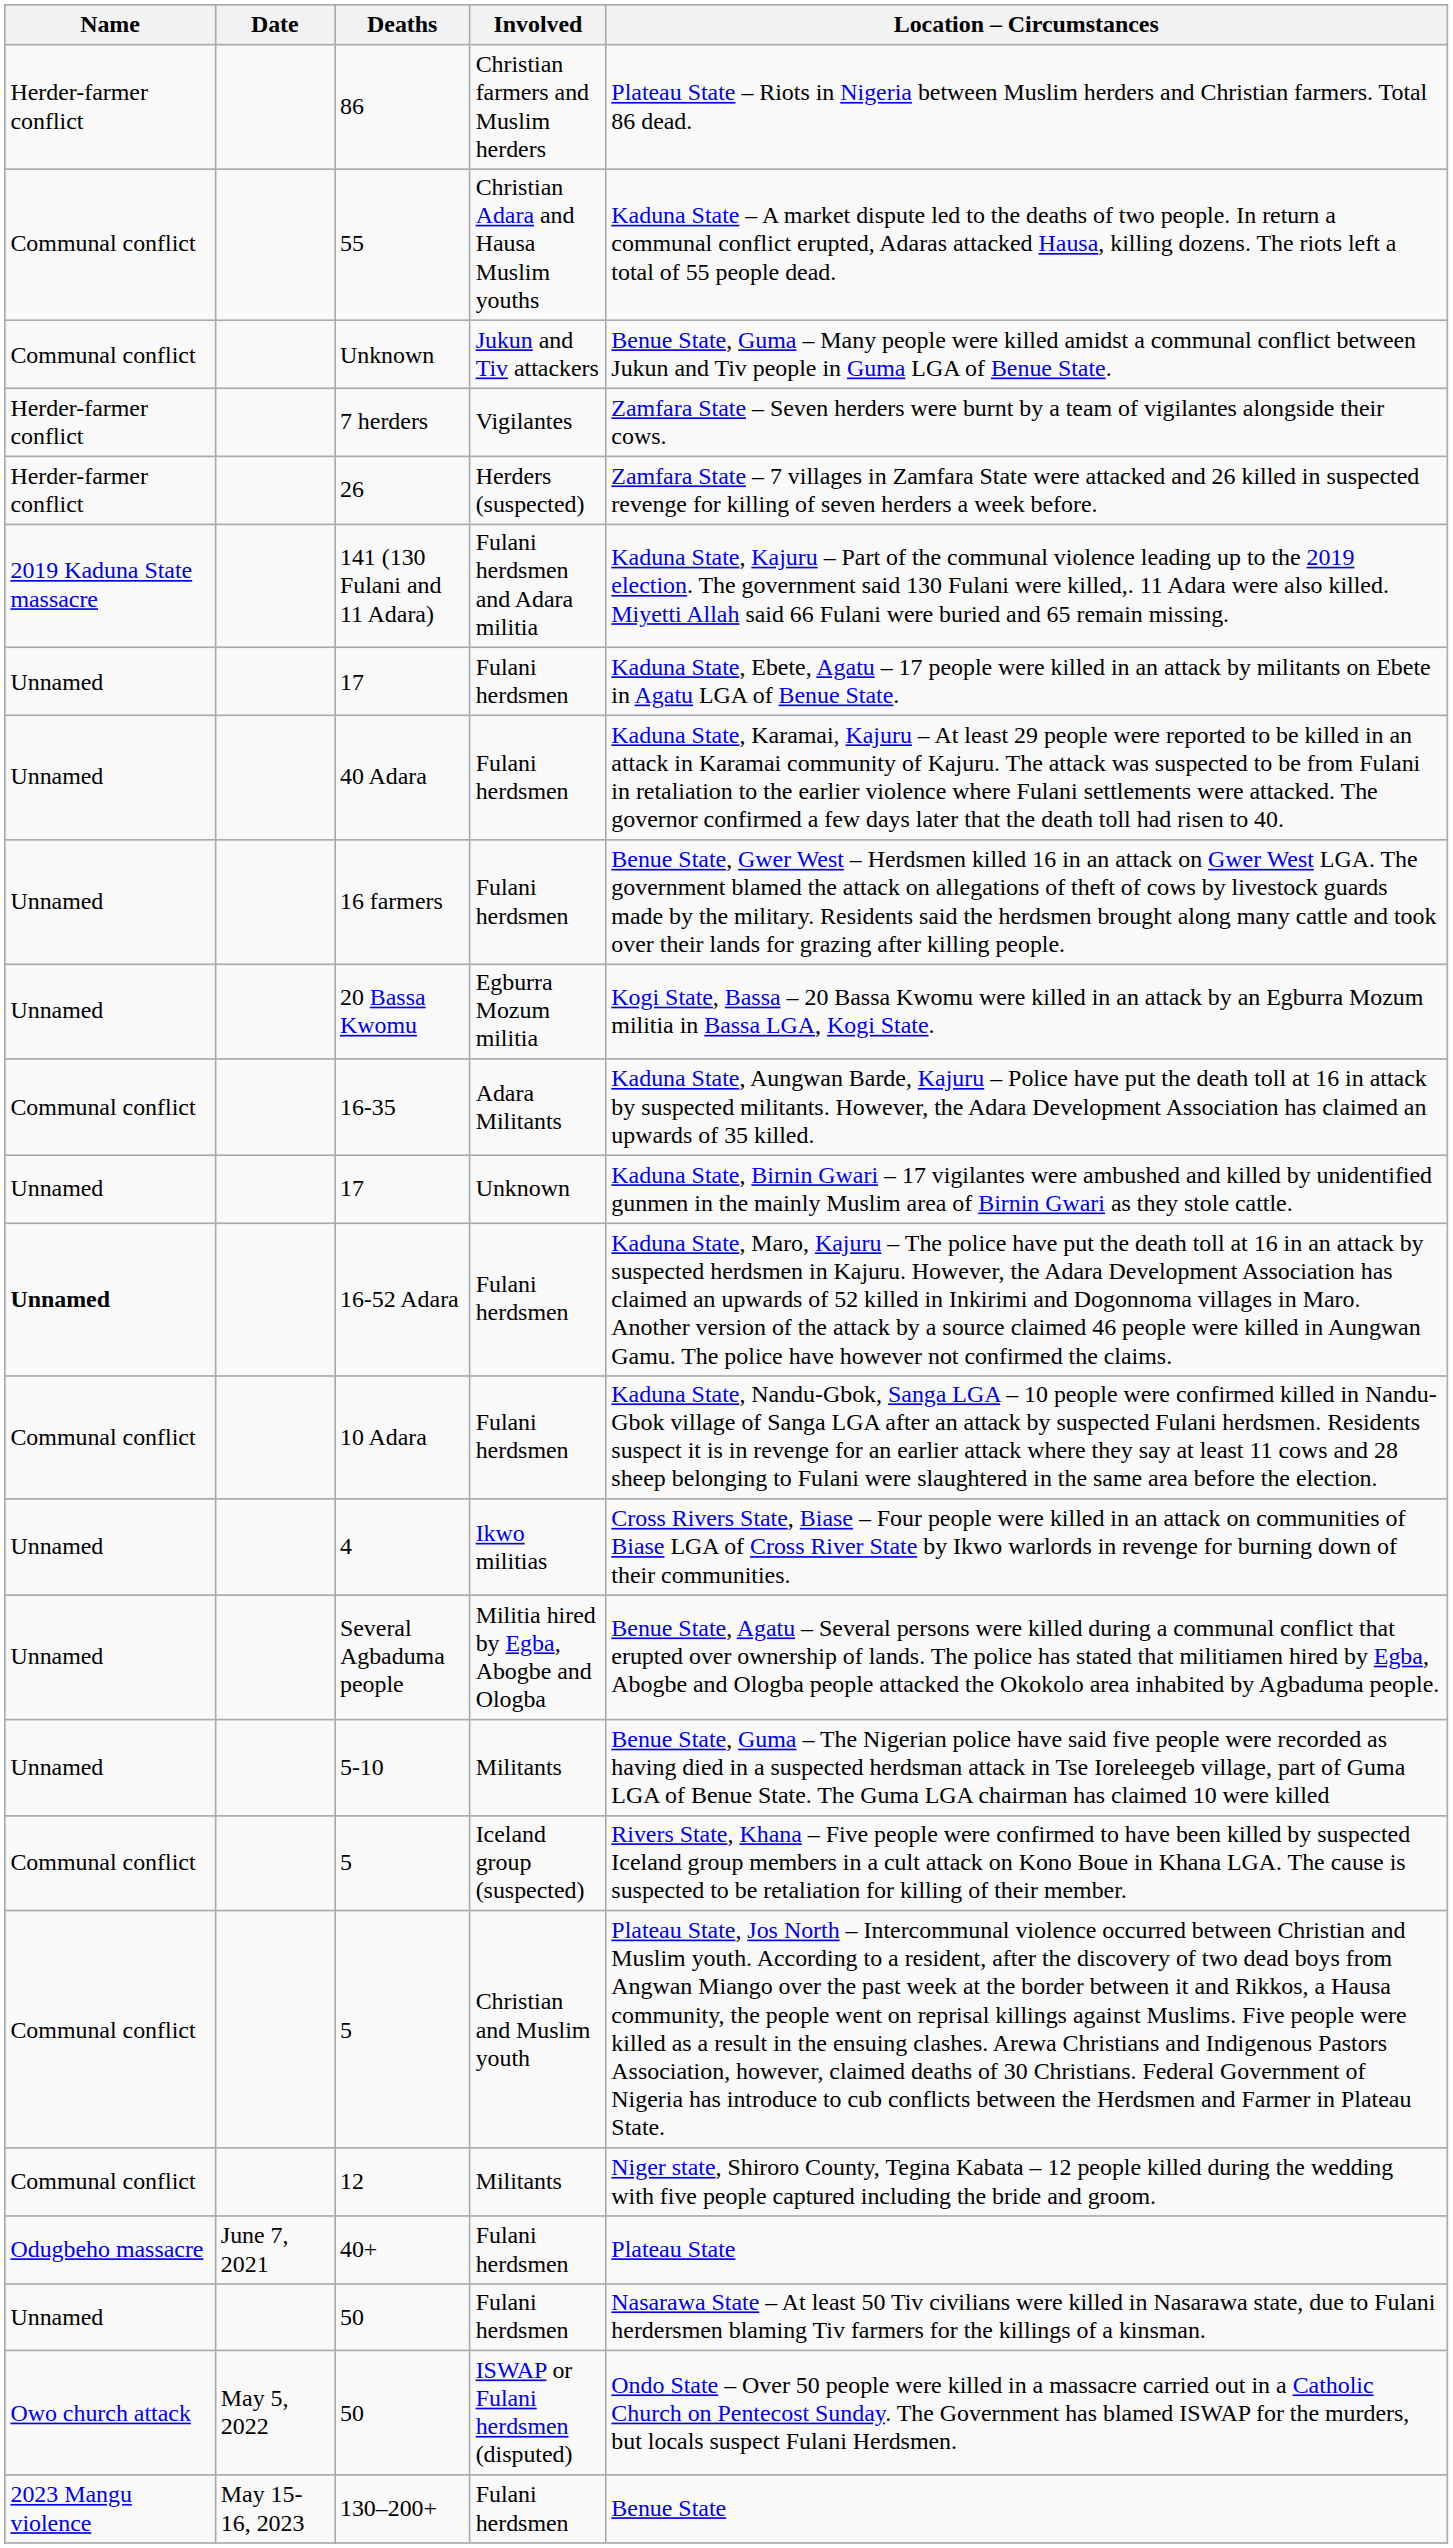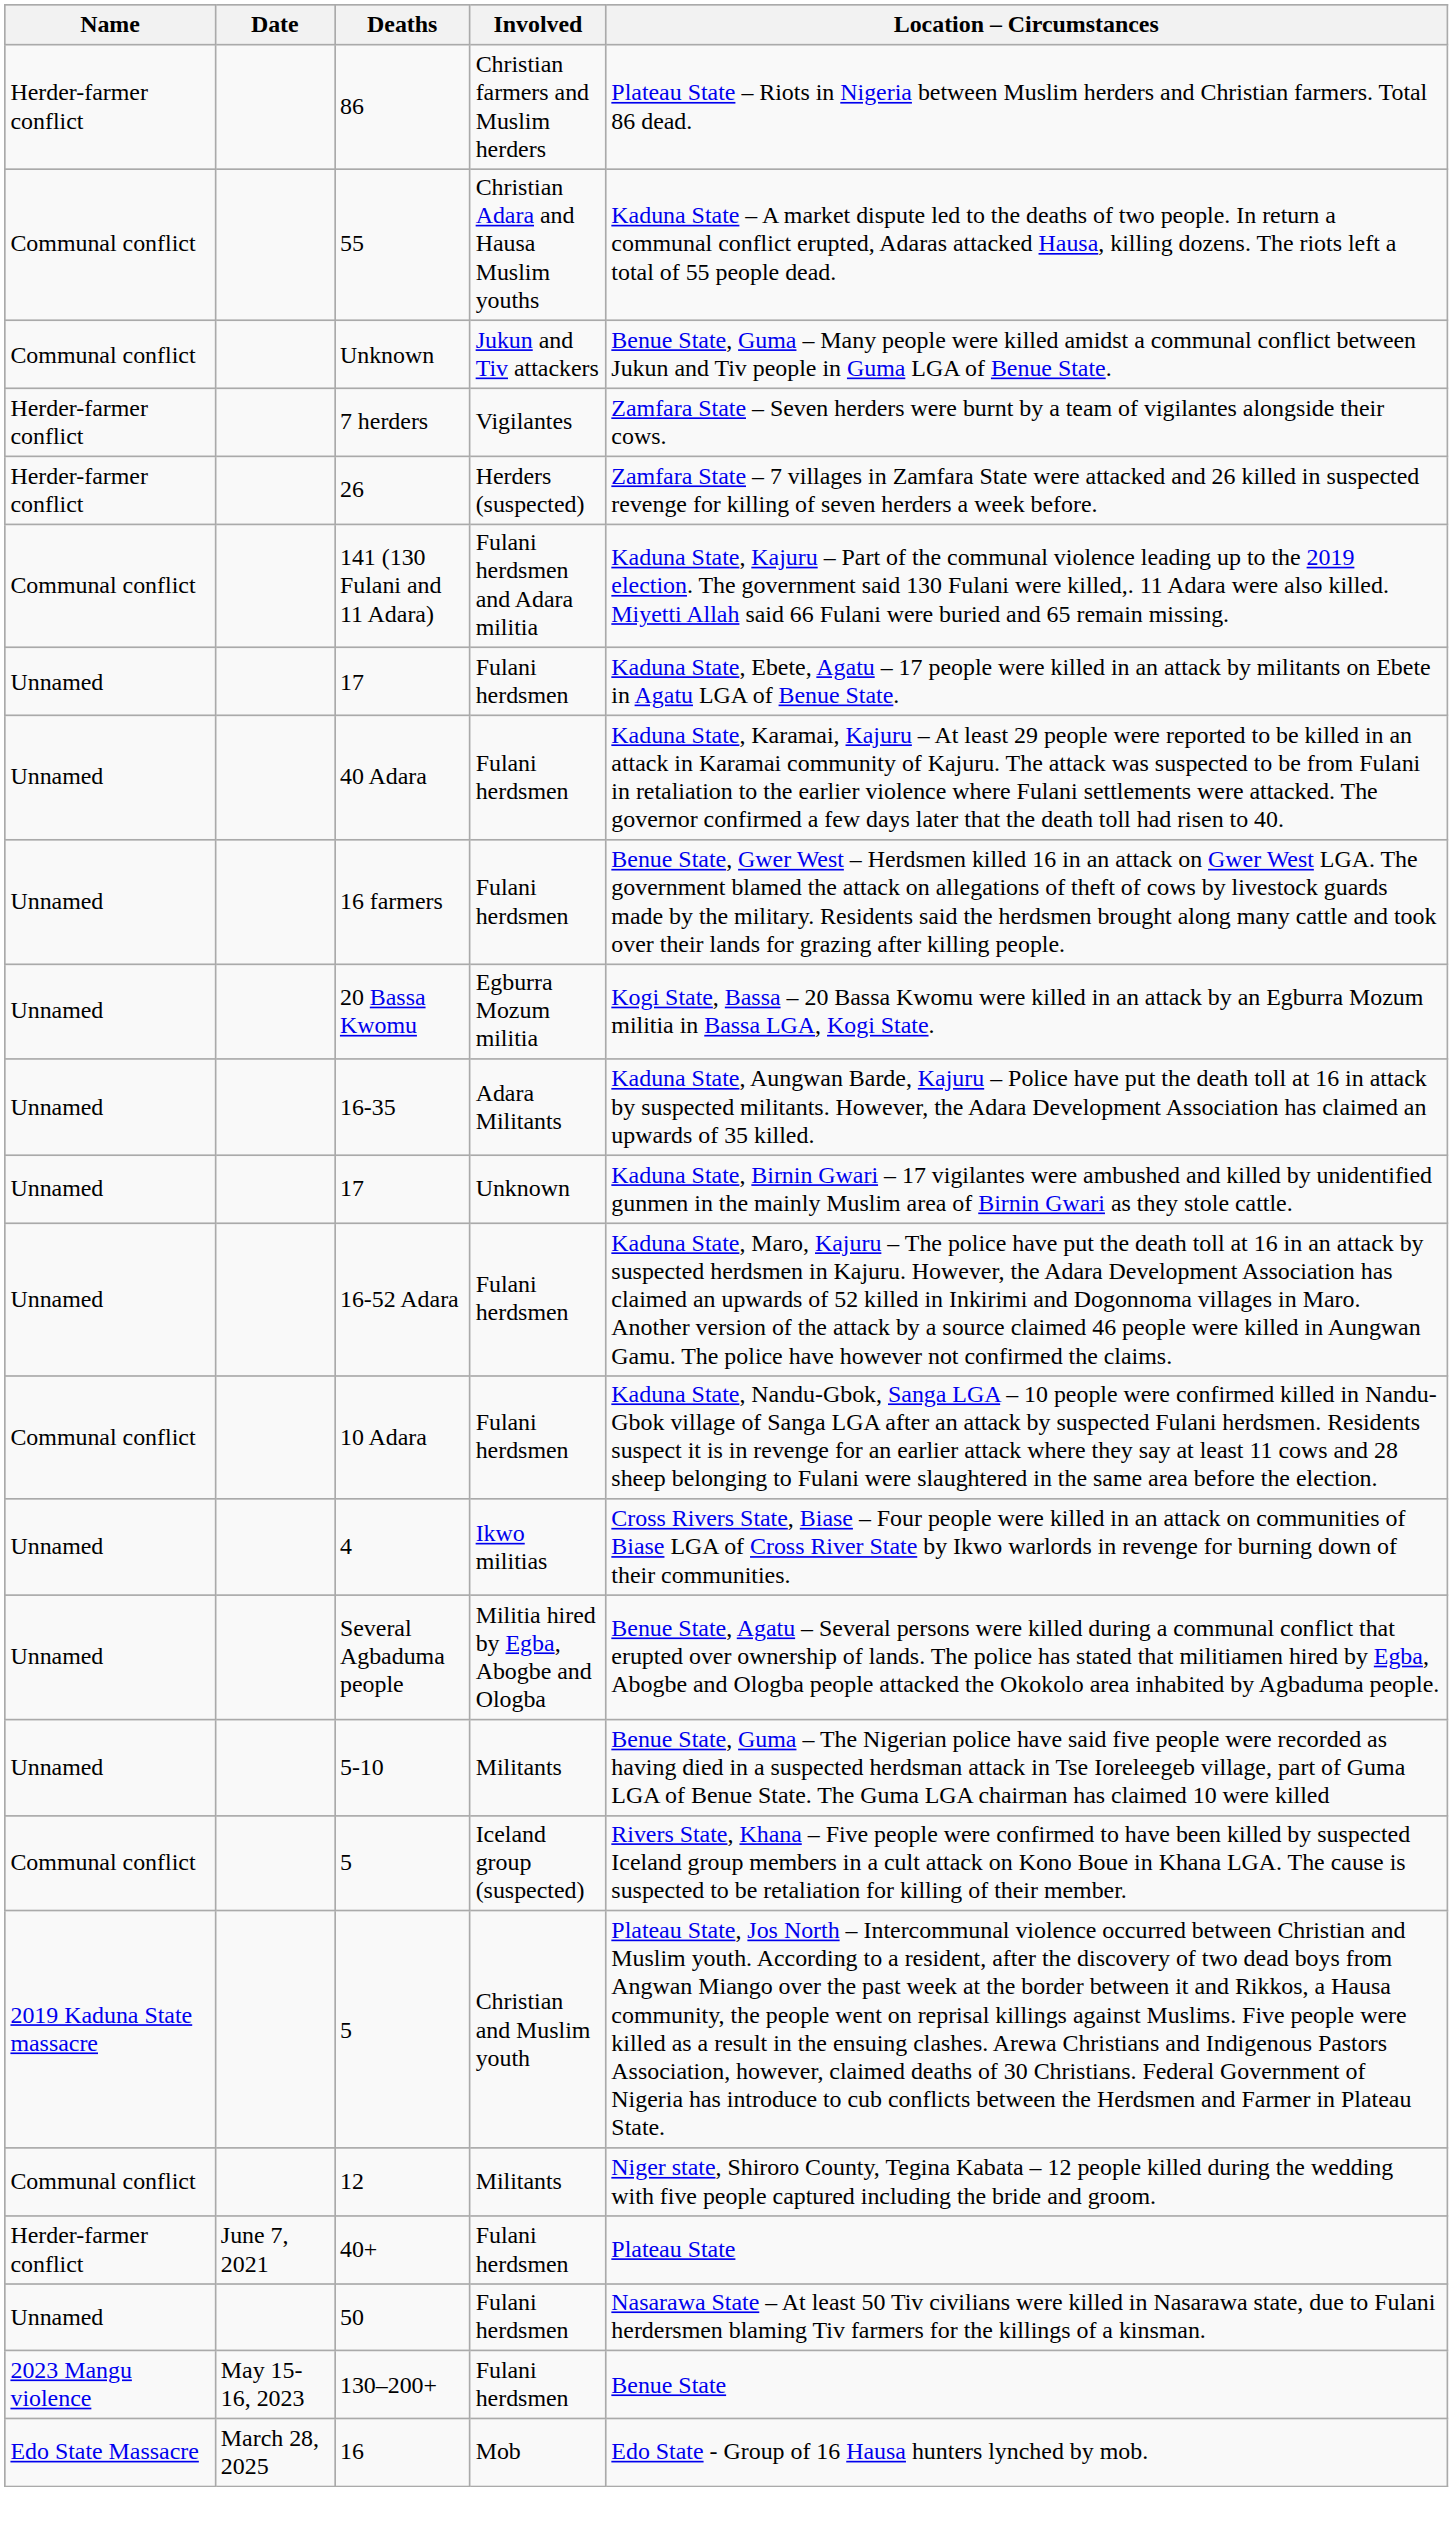(101, 585) 2019 Kaduna State massacre -> (103, 585) Communal conflict
(103, 1107) Communal conflict -> (57, 1107) Unnamed
(60, 1299) bold -> (57, 1299) normal
(103, 2029) Communal conflict -> (101, 2029) 2019 Kaduna State massacre
(107, 2249) Odugbeho massacre -> (79, 2249) Herder-farmer conflict
- row: (352, 2412)
+ row: (352, 2452)
